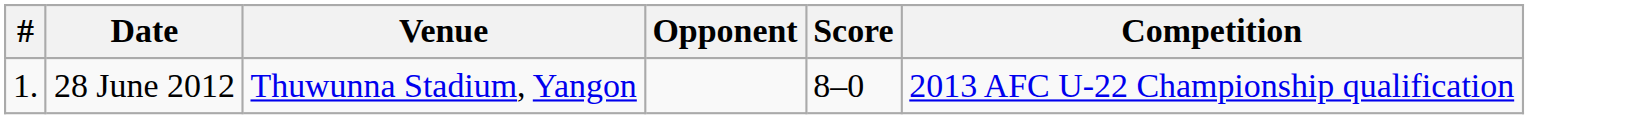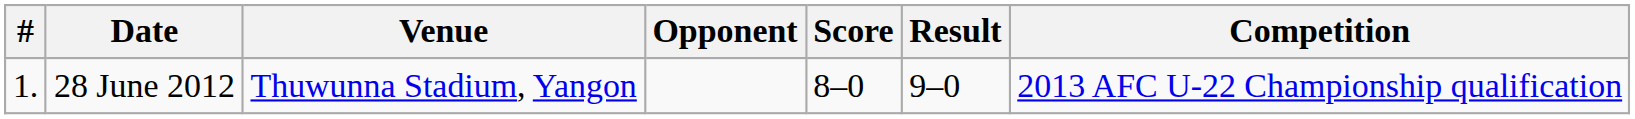+ column: (955, 31)
